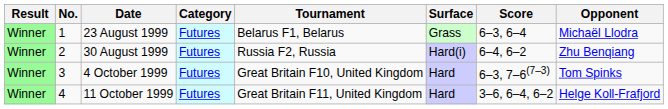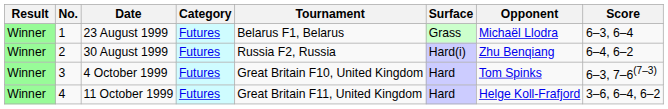columns swapped: (610, 14) <-> (516, 14)
